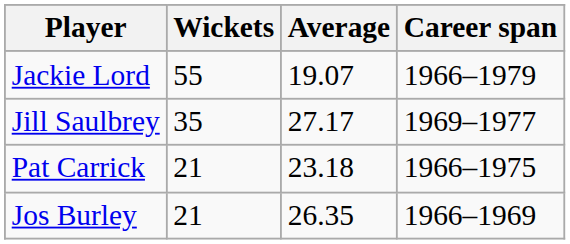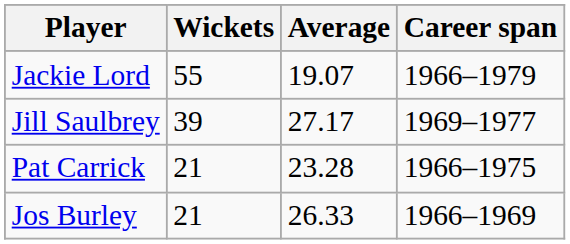(188, 121) 35 -> (188, 121) 39
(321, 167) 23.18 -> (321, 167) 23.28
(321, 214) 26.35 -> (321, 214) 26.33
